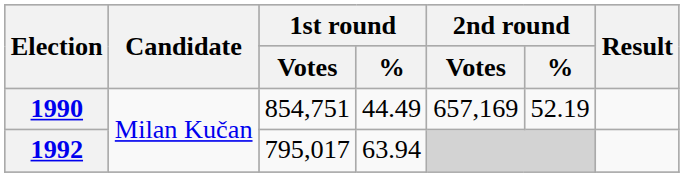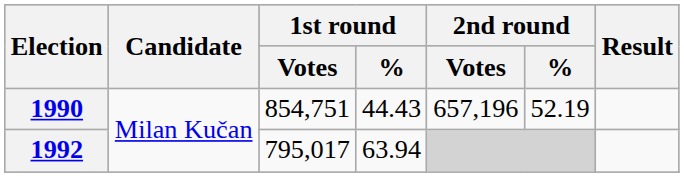(392, 108) 44.49 -> (392, 108) 44.43
(476, 108) 657,169 -> (476, 108) 657,196
